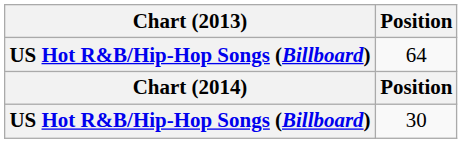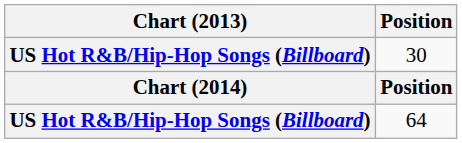rows swapped: (416, 120) <-> (416, 54)
